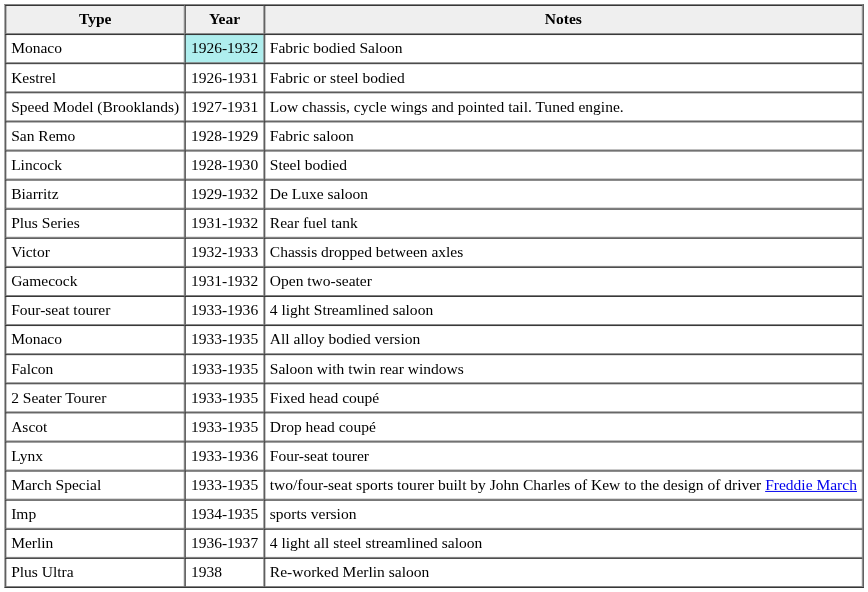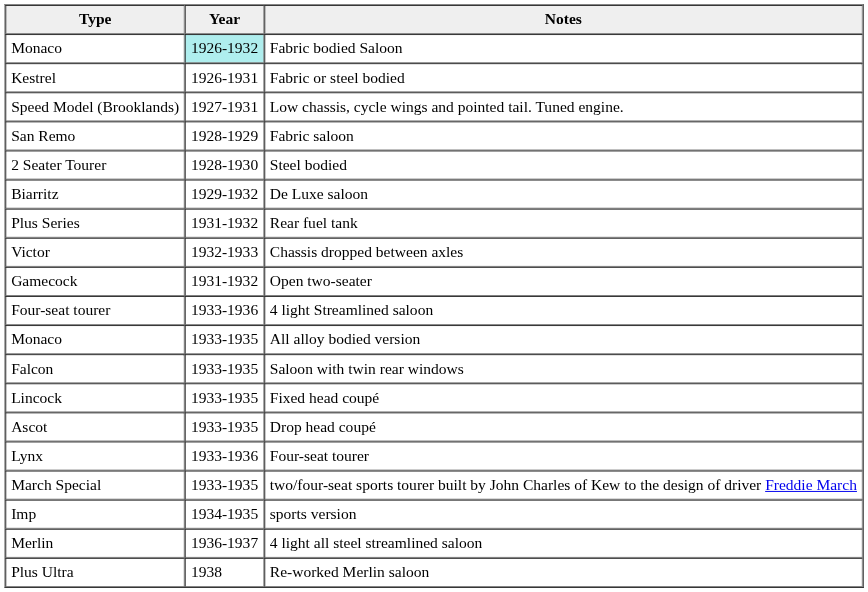(37, 165) Lincock -> (59, 165) 2 Seater Tourer
(59, 397) 2 Seater Tourer -> (37, 397) Lincock
